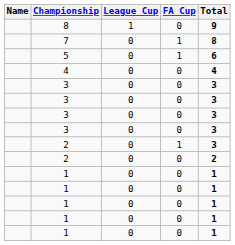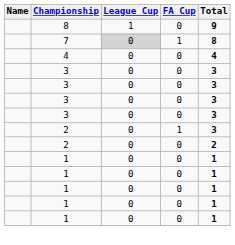(131, 42) no background -> (131, 42) lightgrey background
- row: (66, 56)
